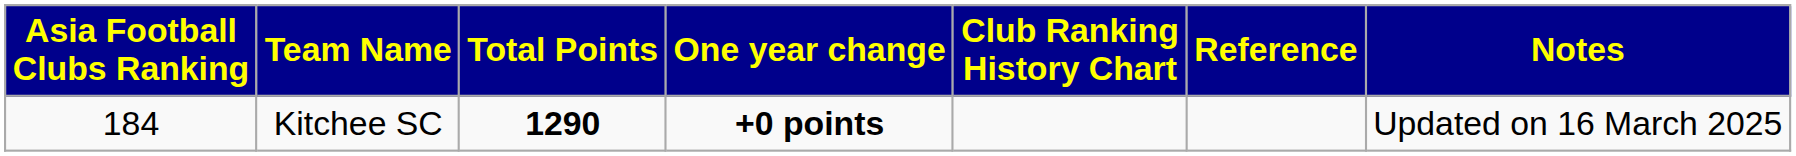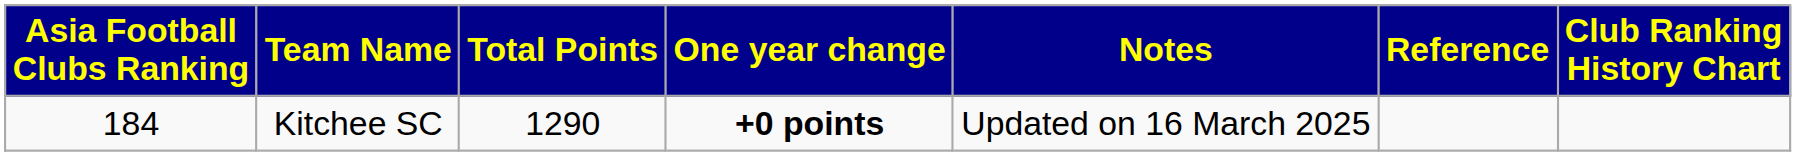columns swapped: (1070, 50) <-> (1578, 50)
(563, 122) bold -> (563, 122) normal
